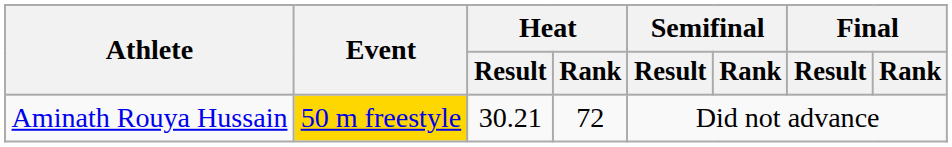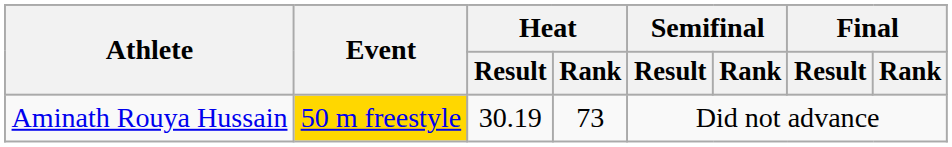(510, 118) 30.21 -> (510, 118) 30.19
(590, 118) 72 -> (590, 118) 73
